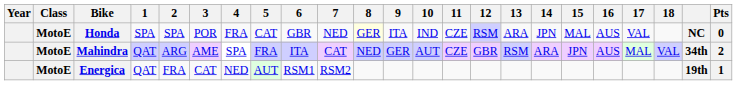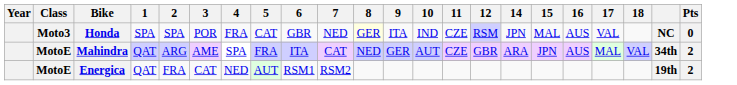- column: (516, 13)
(54, 32) MotoE -> (54, 32) Moto3
(721, 70) 1 -> (691, 70) 2
